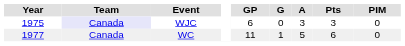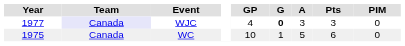(33, 22) 1975 -> (33, 22) 1977
(250, 22) 6 -> (250, 22) 4
(281, 22) normal -> (281, 22) bold
(33, 35) 1977 -> (33, 35) 1975
(250, 35) 11 -> (250, 35) 10
